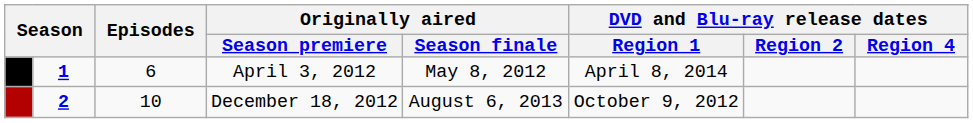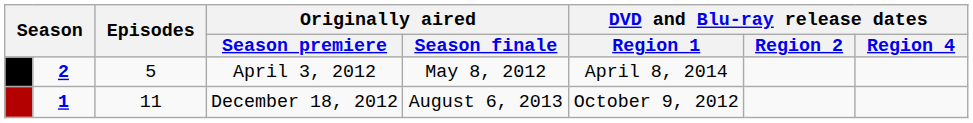(63, 72) 1 -> (63, 72) 2
(151, 72) 6 -> (151, 72) 5
(63, 102) 2 -> (63, 102) 1
(151, 102) 10 -> (151, 102) 11
